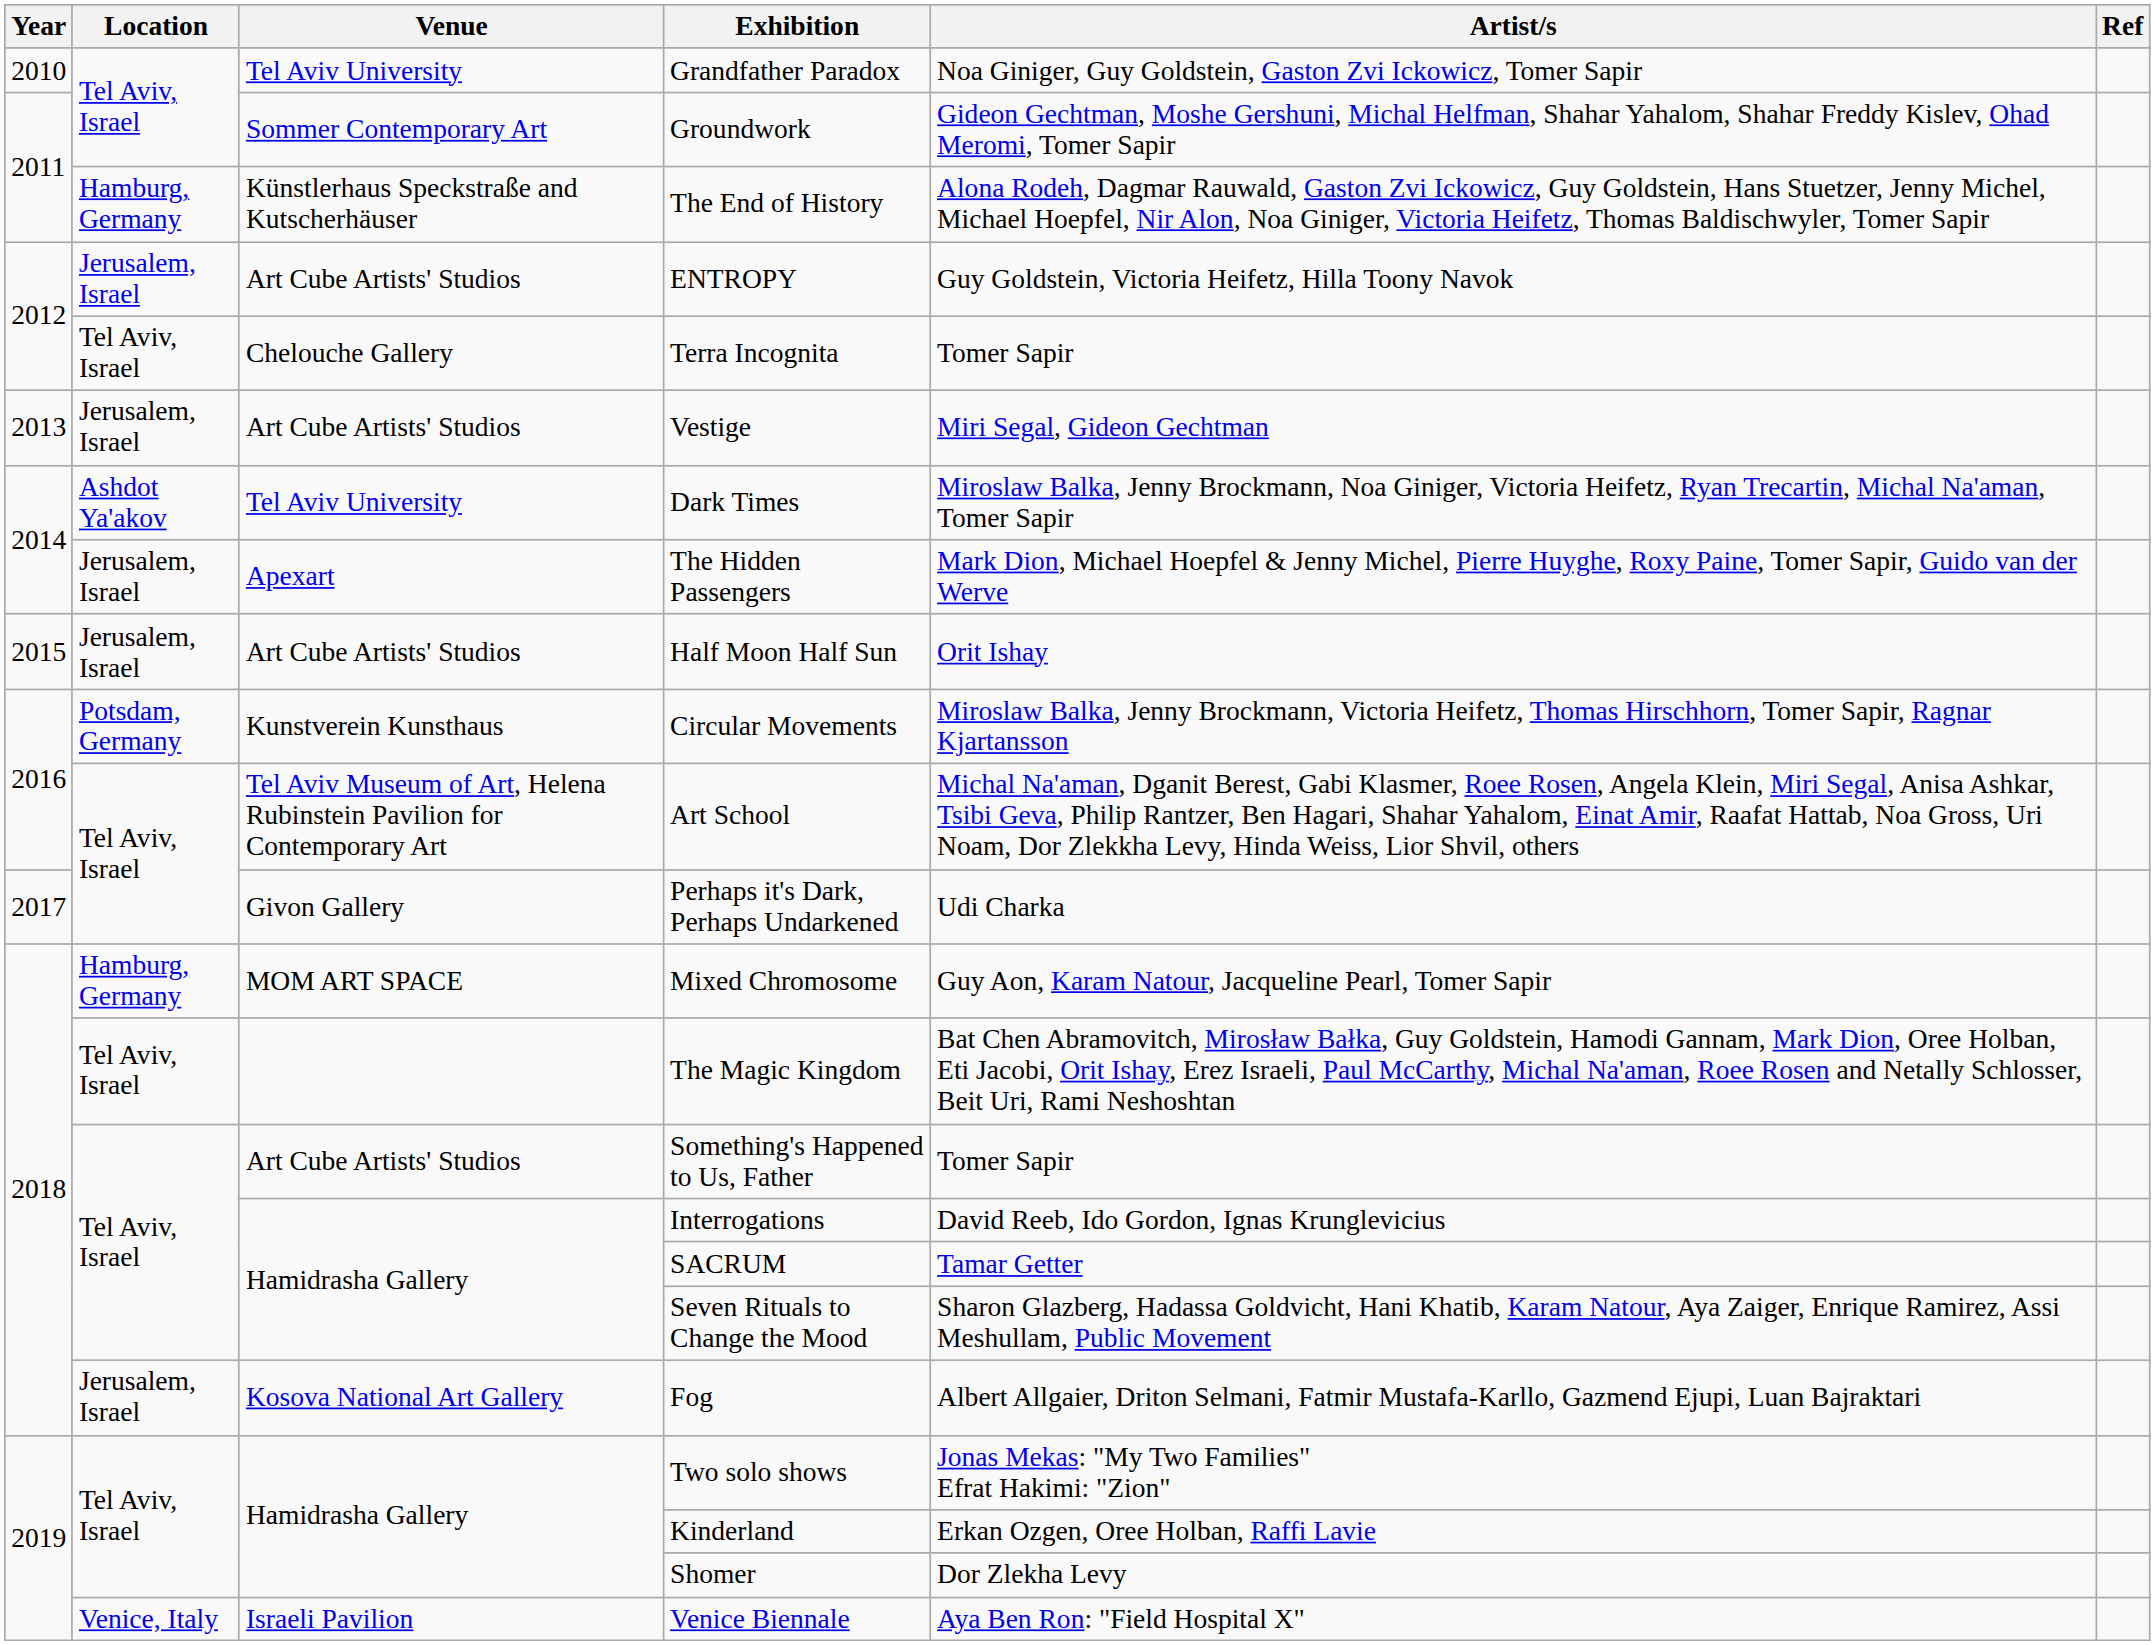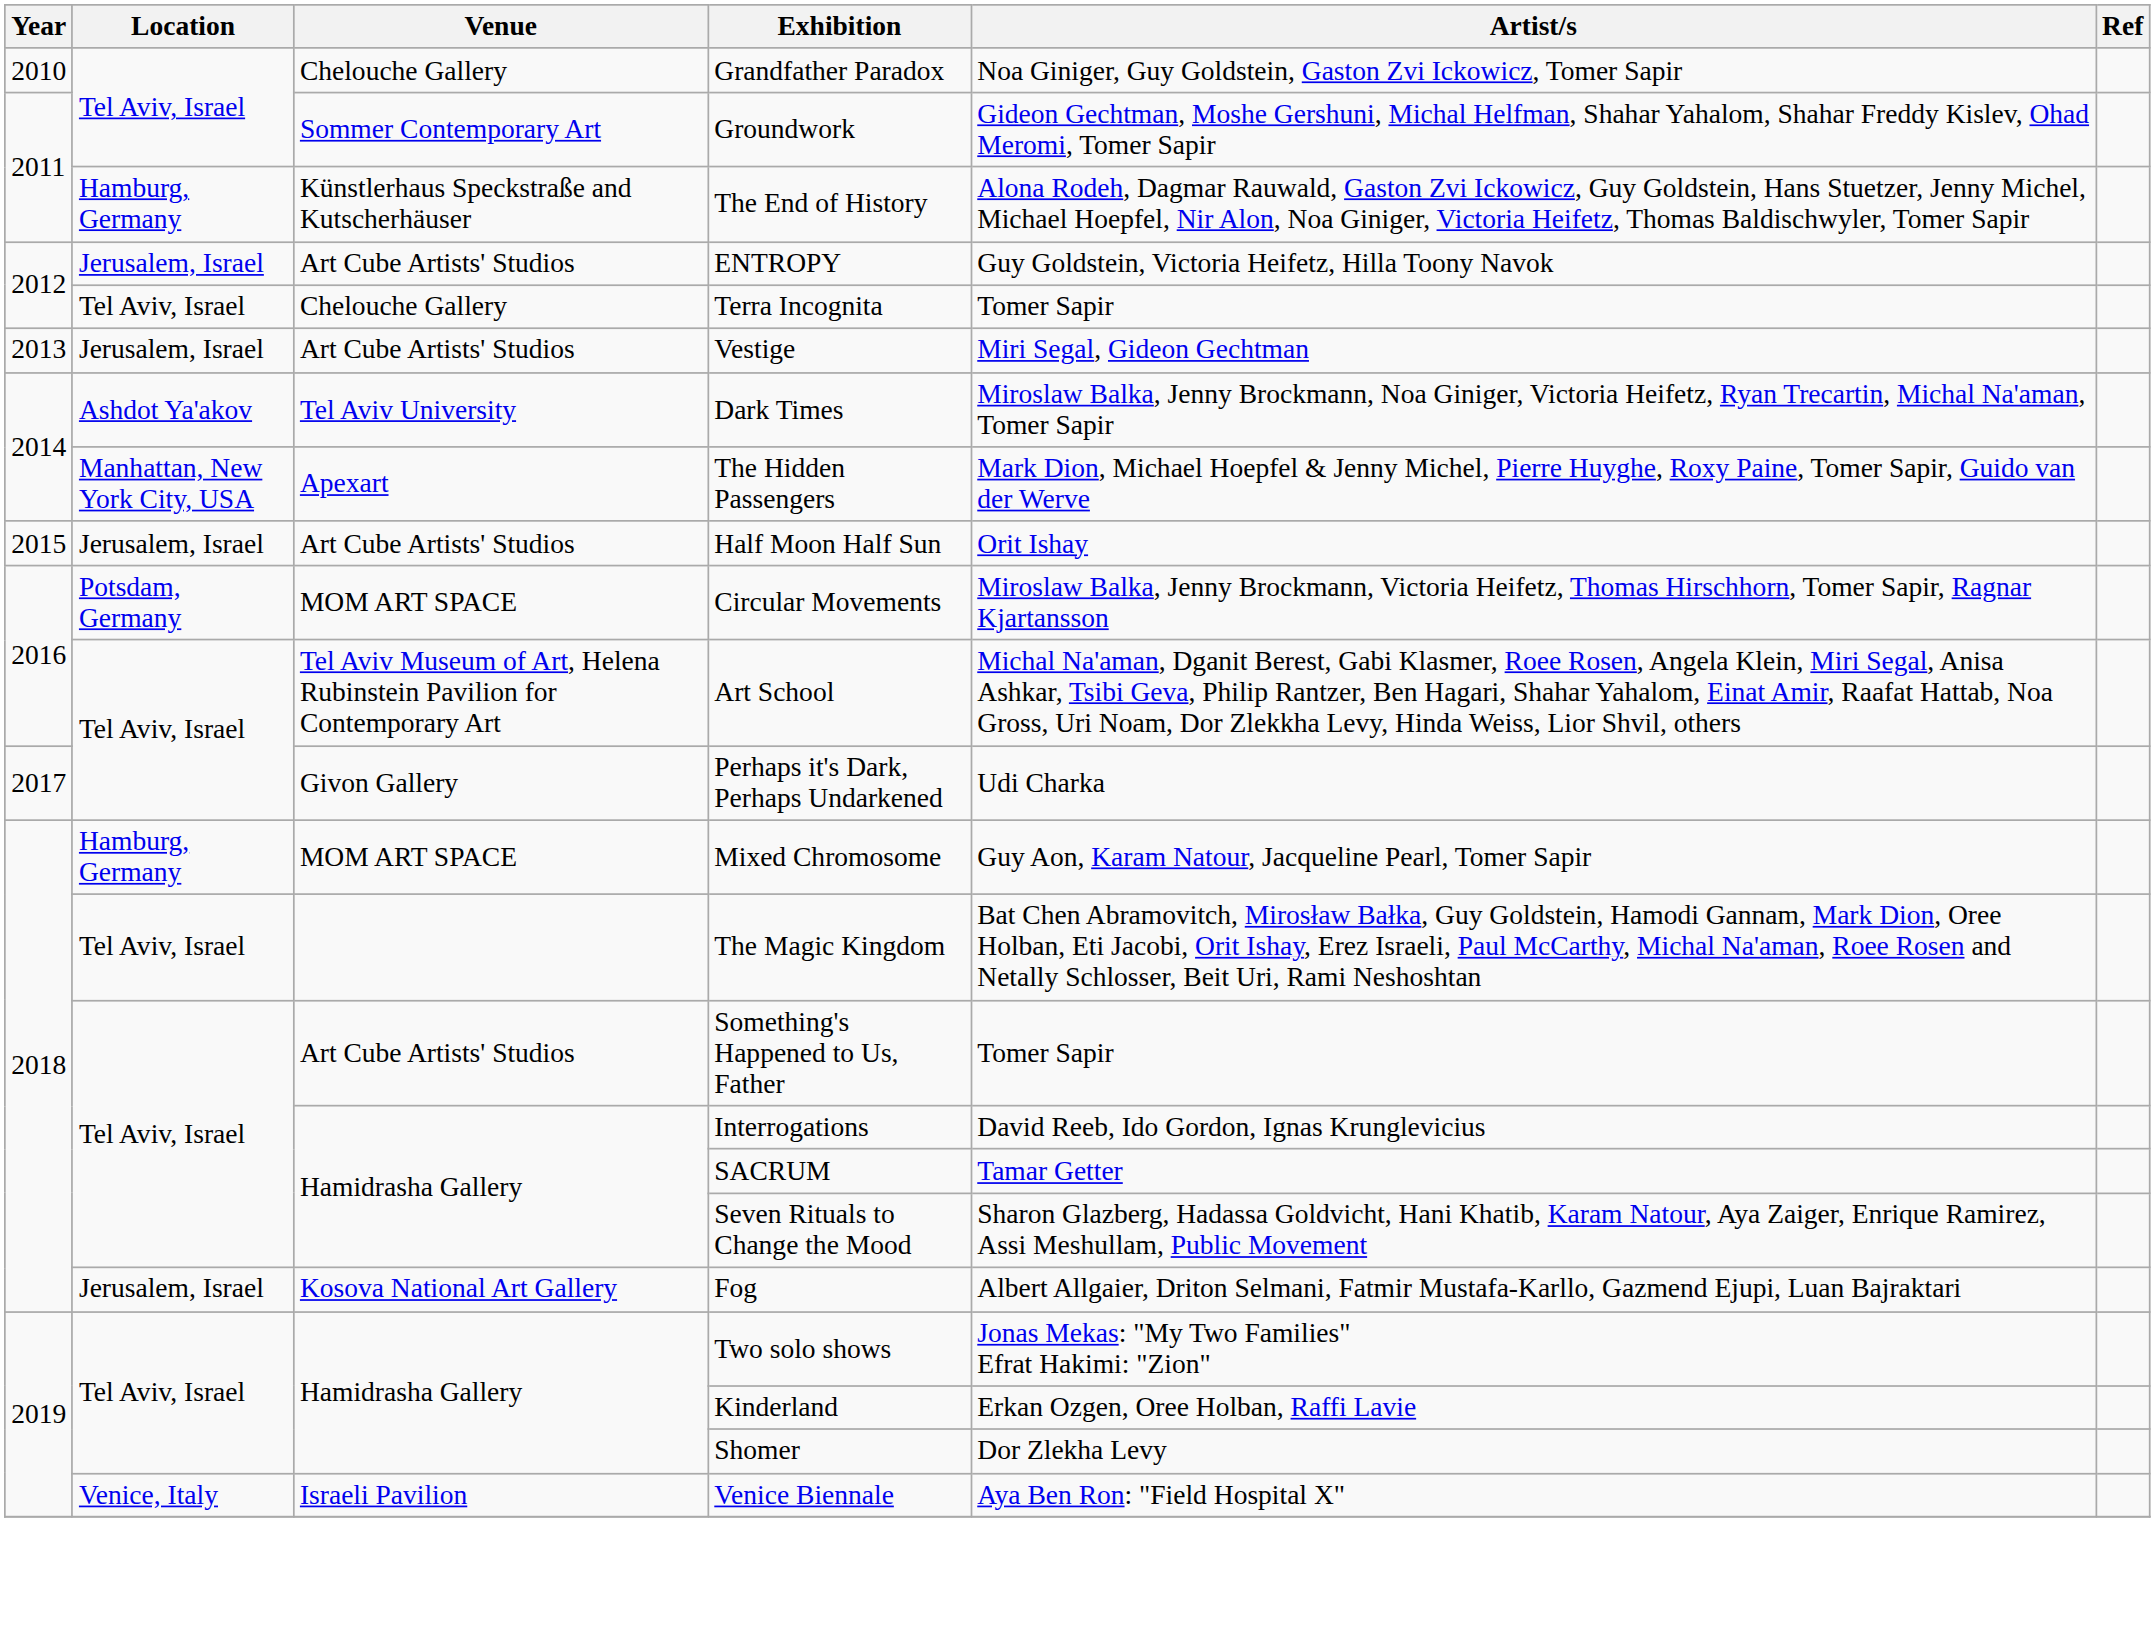(354, 69) Tel Aviv University -> (403, 69) Chelouche Gallery
(137, 576) Jerusalem, Israel -> (171, 483) Manhattan, New York City, USA
(375, 725) Kunstverein Kunsthaus -> (408, 602) MOM ART SPACE
